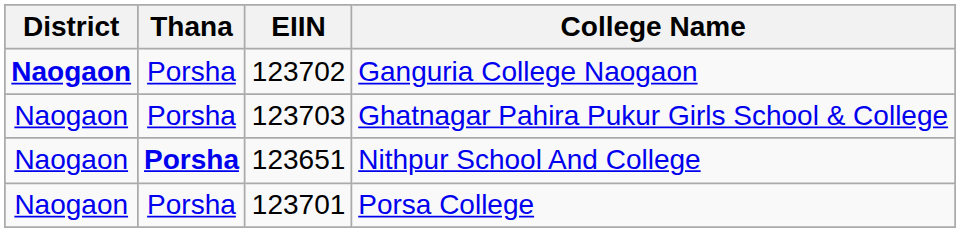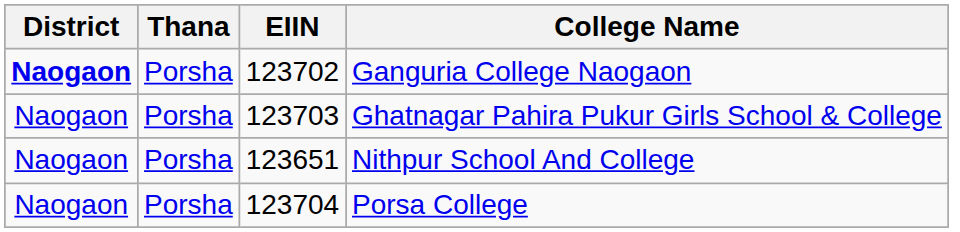(191, 159) bold -> (188, 159) normal
(299, 204) 123701 -> (292, 204) 123704
